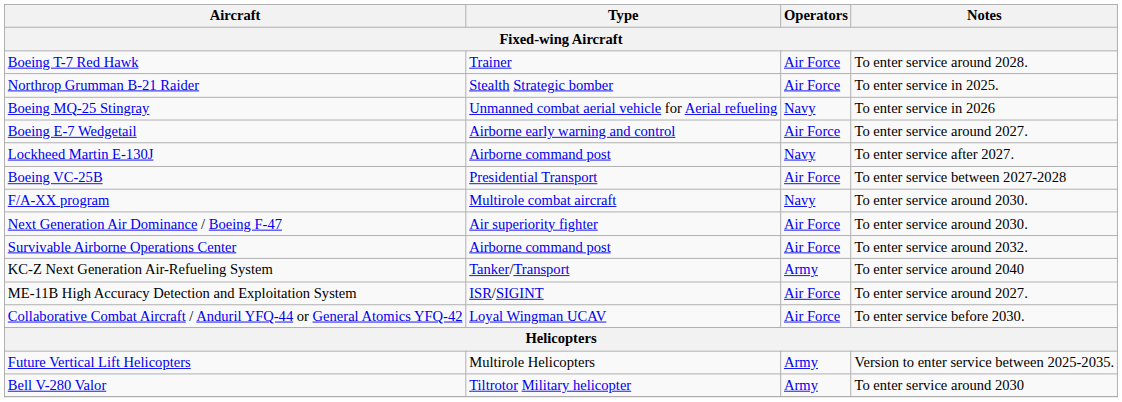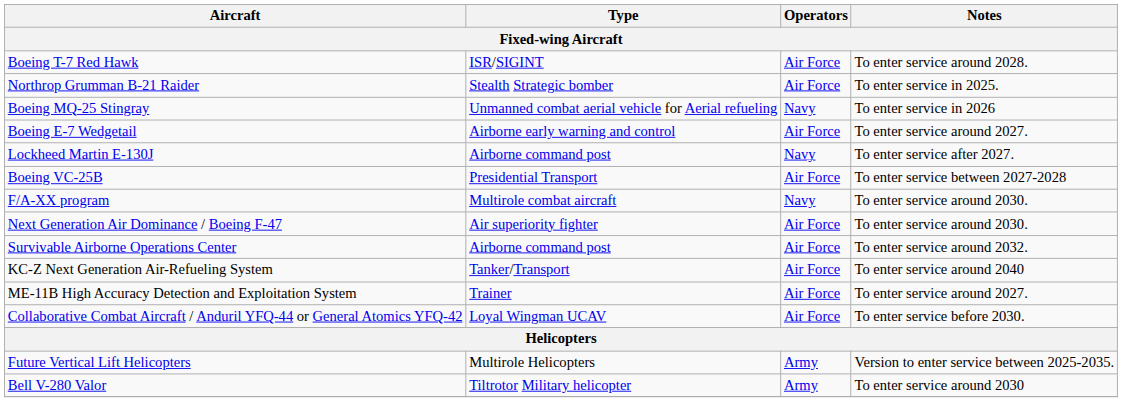(490, 62) Trainer -> (506, 62) ISR/SIGINT
(801, 270) Army -> (812, 270) Air Force
(506, 293) ISR/SIGINT -> (490, 293) Trainer
